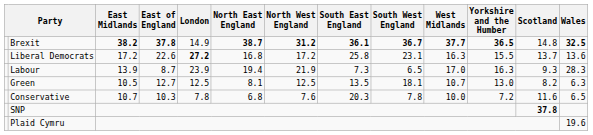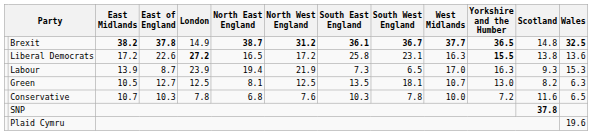(253, 57) 16.8 -> (253, 57) 16.5
(504, 57) normal -> (504, 57) bold
(547, 57) 13.7 -> (547, 57) 13.8
(576, 70) 28.3 -> (576, 70) 15.3
(359, 97) 20.3 -> (359, 97) 10.3
